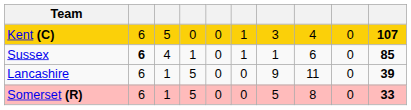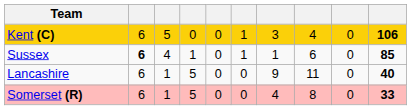(388, 34) 107 -> (388, 34) 106
(388, 74) 39 -> (388, 74) 40
(275, 94) 5 -> (275, 94) 4
